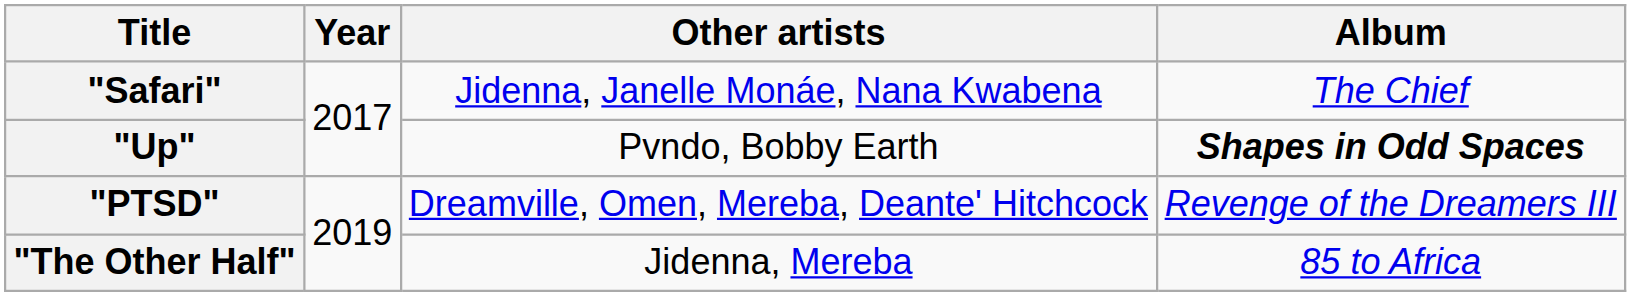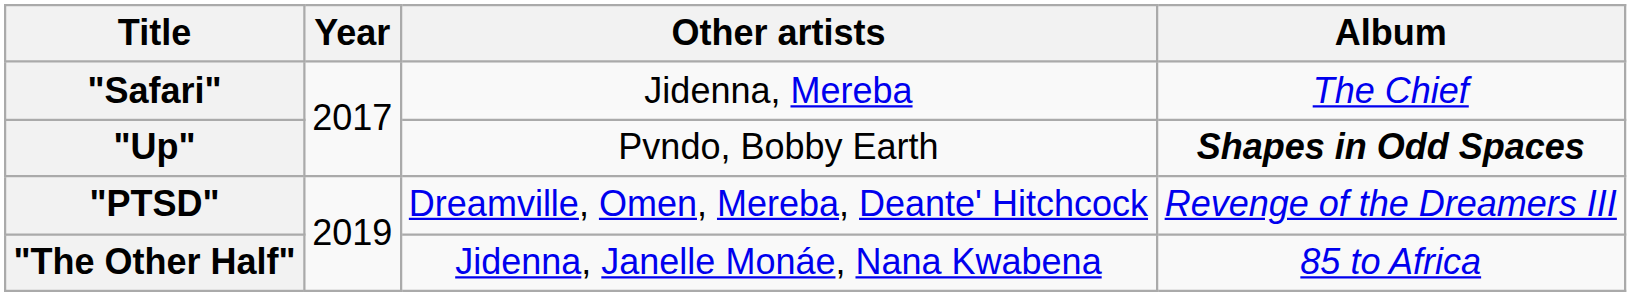(778, 90) Jidenna, Janelle Monáe, Nana Kwabena -> (778, 90) Jidenna, Mereba
(778, 261) Jidenna, Mereba -> (778, 261) Jidenna, Janelle Monáe, Nana Kwabena
